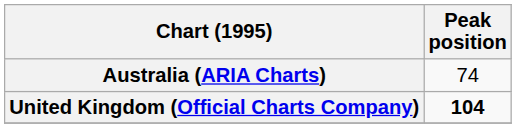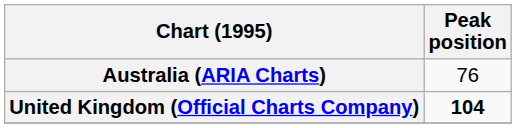(468, 75) 74 -> (468, 75) 76
